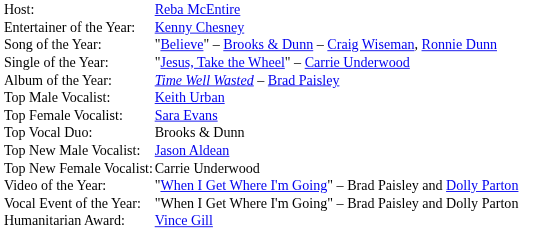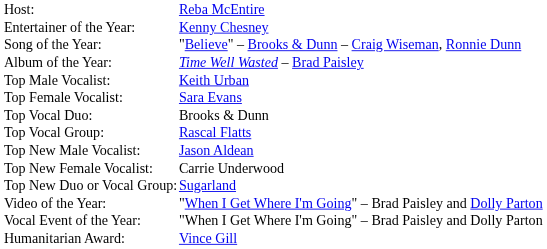- row: (56, 62)
+ row: (54, 133)
+ row: (91, 185)
